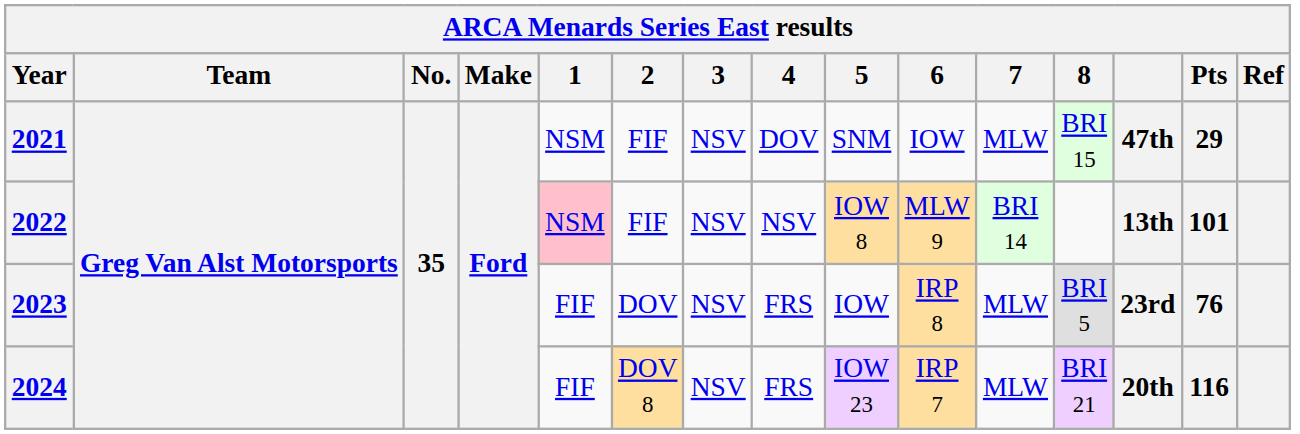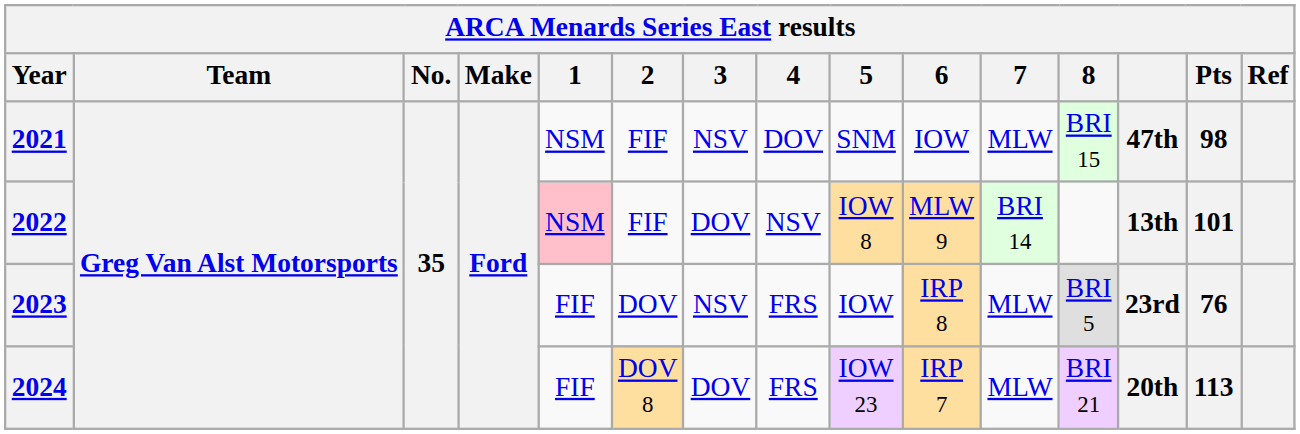(1209, 140) 29 -> (1214, 140) 98
(718, 222) NSV -> (720, 222) DOV
(718, 386) NSV -> (720, 386) DOV
(1209, 386) 116 -> (1214, 386) 113
